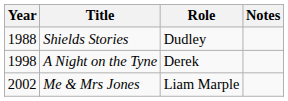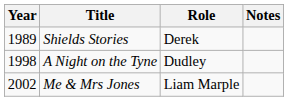(22, 38) 1988 -> (22, 38) 1989
(185, 38) Dudley -> (181, 38) Derek
(181, 61) Derek -> (185, 61) Dudley
